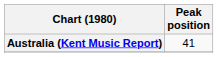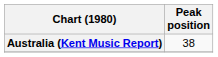(189, 43) 41 -> (189, 43) 38
